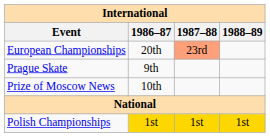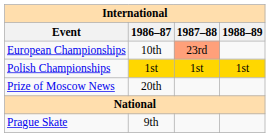(151, 50) 20th -> (151, 50) 10th
rows swapped: (37, 68) <-> (59, 123)
(151, 86) 10th -> (151, 86) 20th
